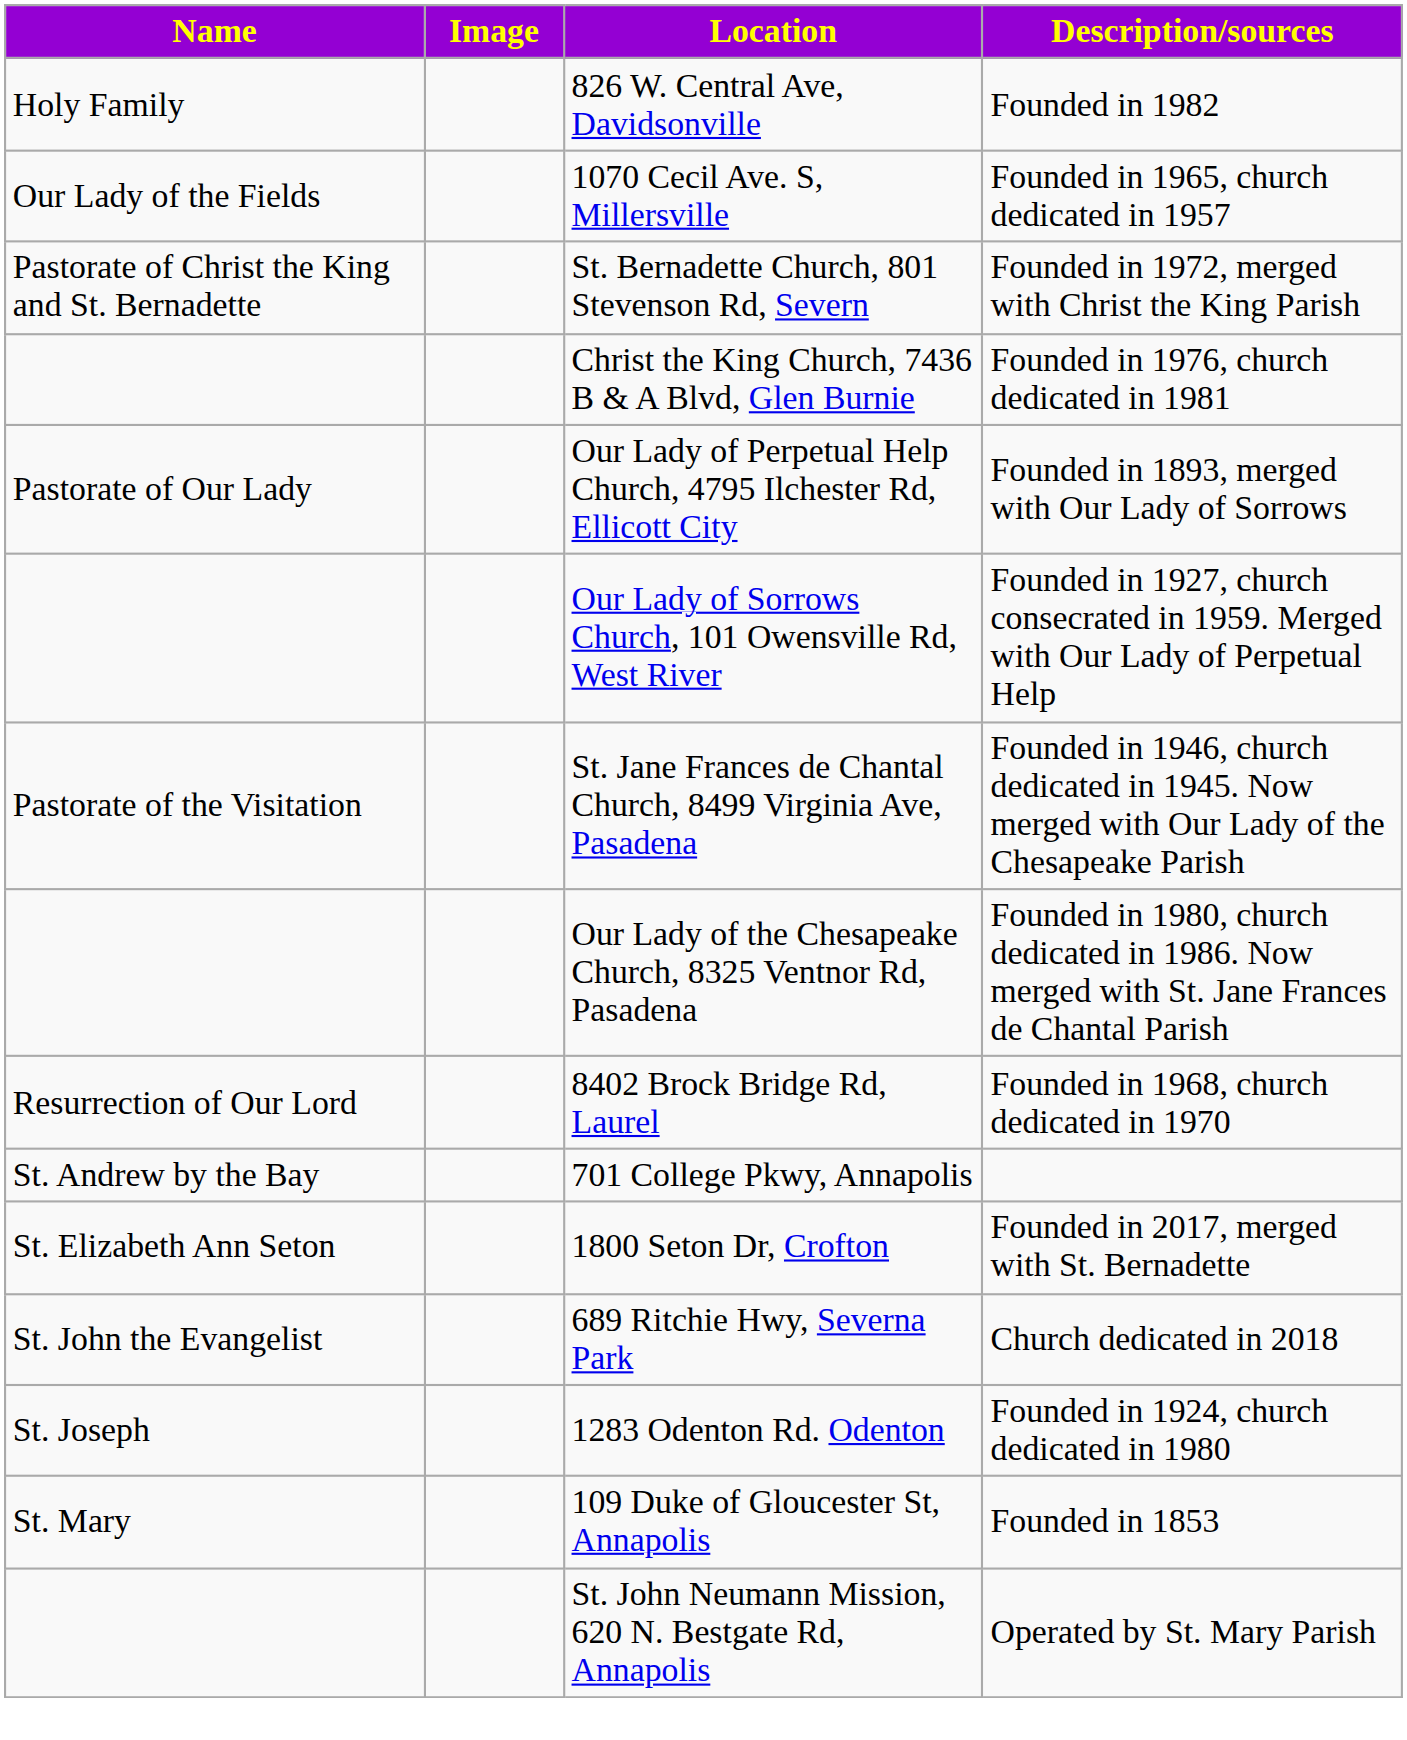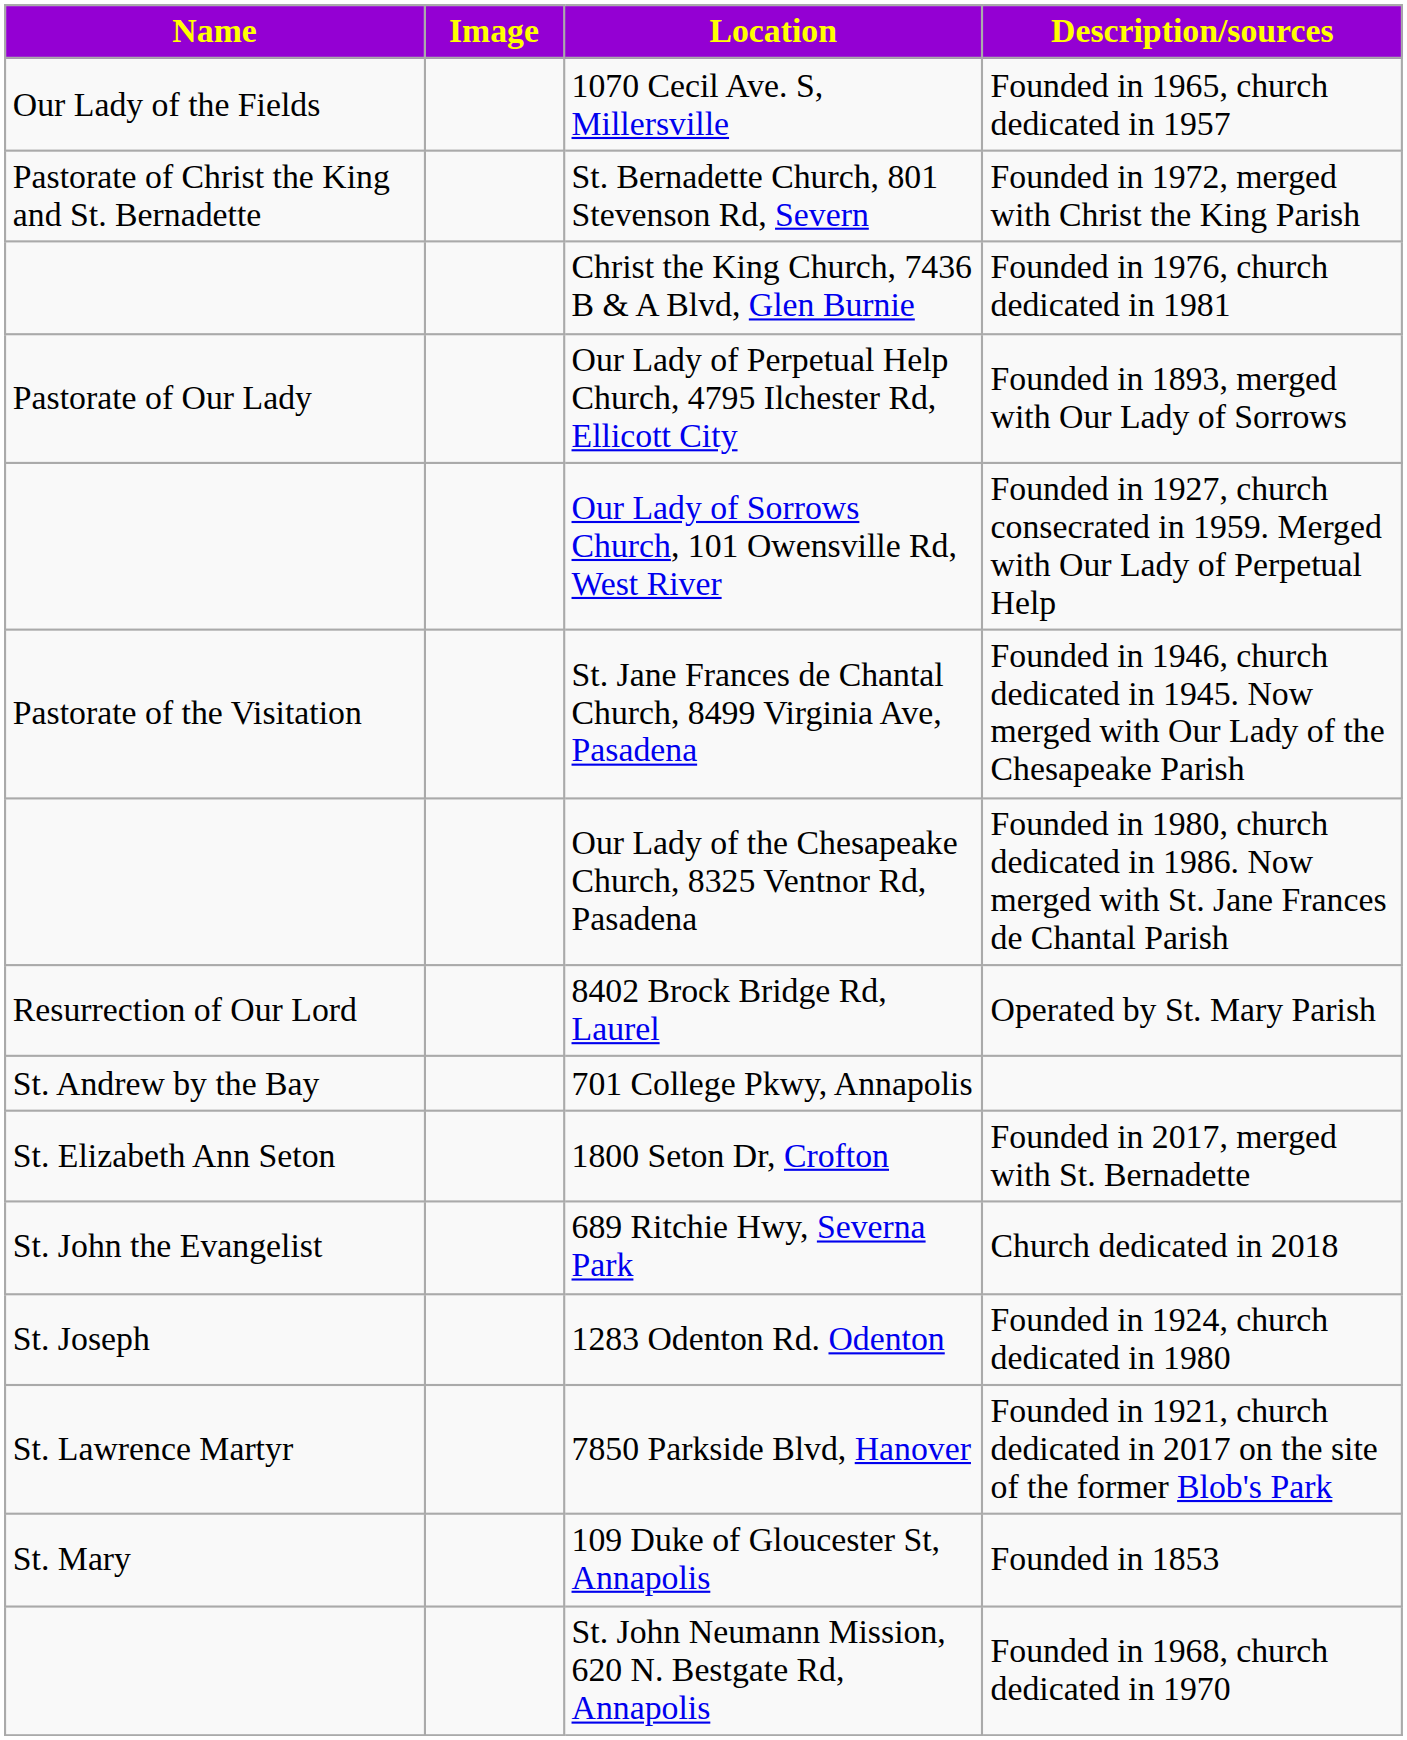- row: (708, 103)
(1159, 1101) Founded in 1968, church dedicated in 1970 -> (1183, 1010) Operated by St. Mary Parish
+ row: (771, 1448)
(1183, 1631) Operated by St. Mary Parish -> (1159, 1669) Founded in 1968, church dedicated in 1970
